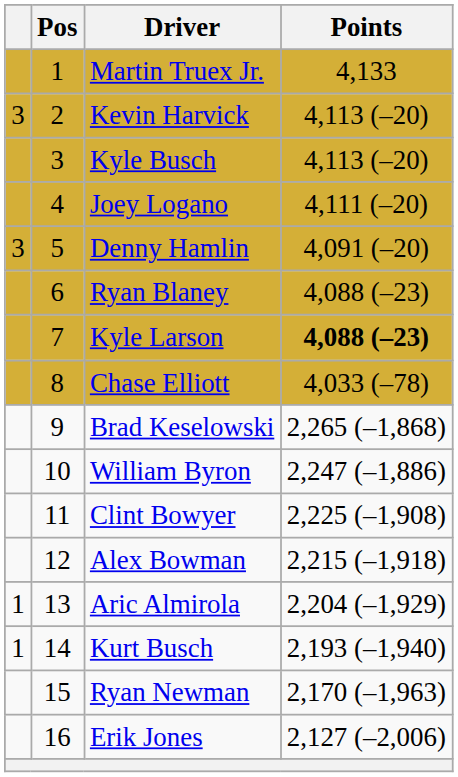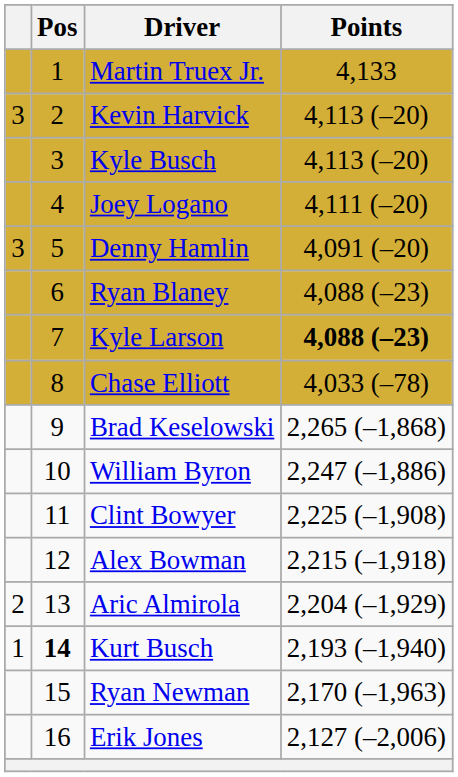(18, 603) 1 -> (18, 603) 2
(57, 647) normal -> (57, 647) bold
